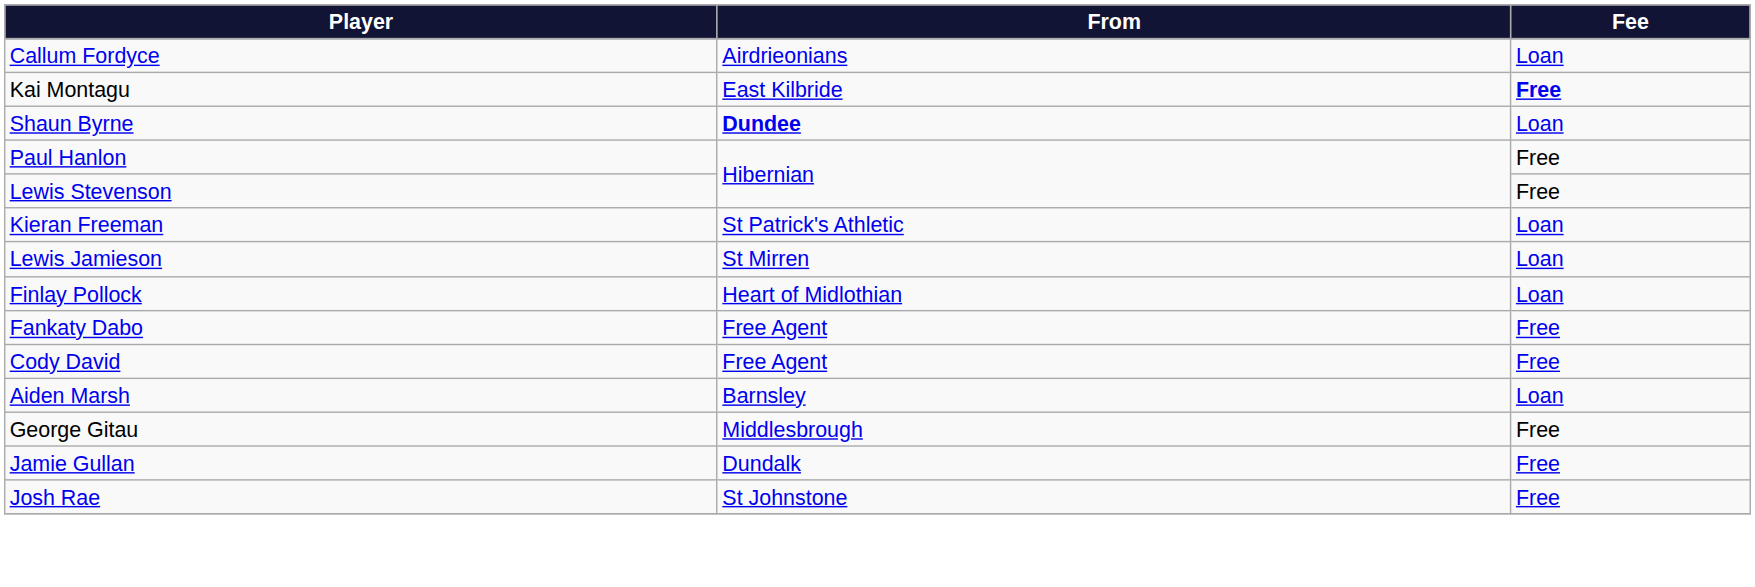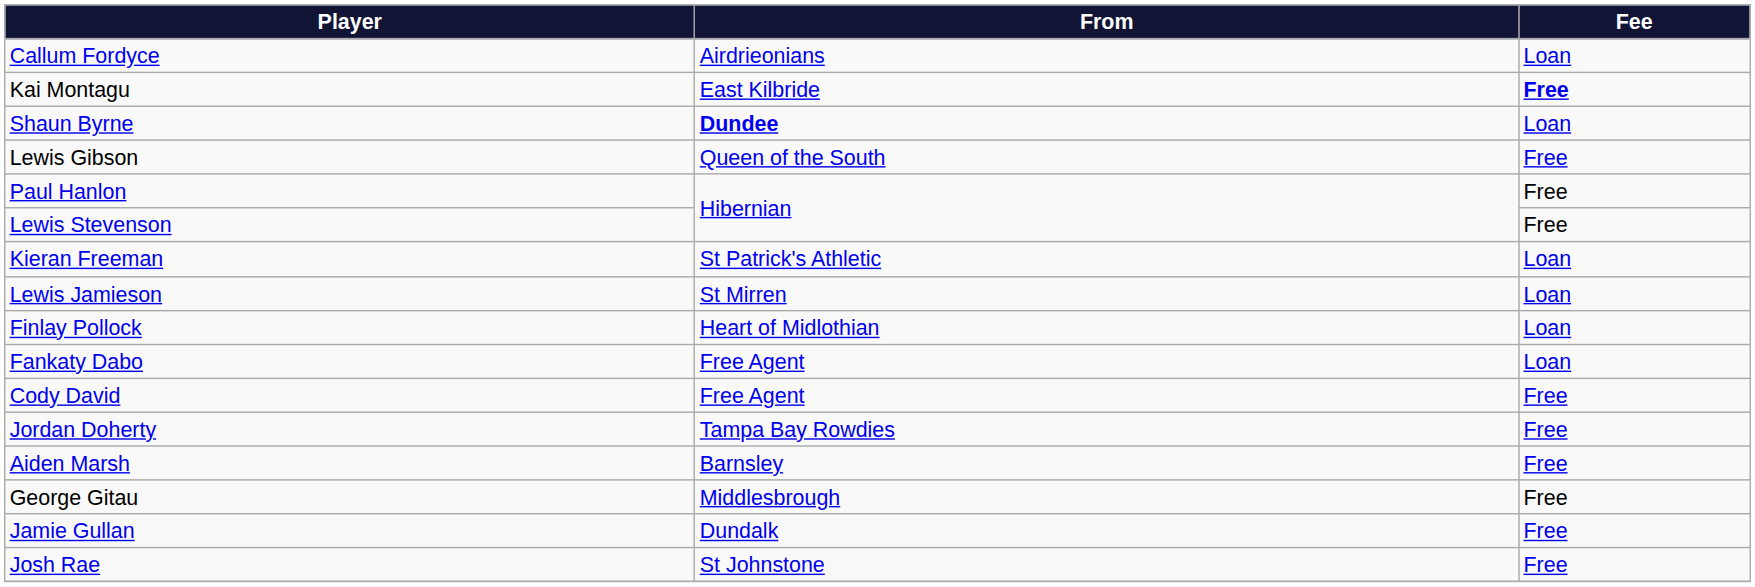+ row: (74, 158)
(1538, 327) Free -> (1547, 361) Loan
+ row: (83, 429)
(1540, 395) Loan -> (1546, 463) Free
